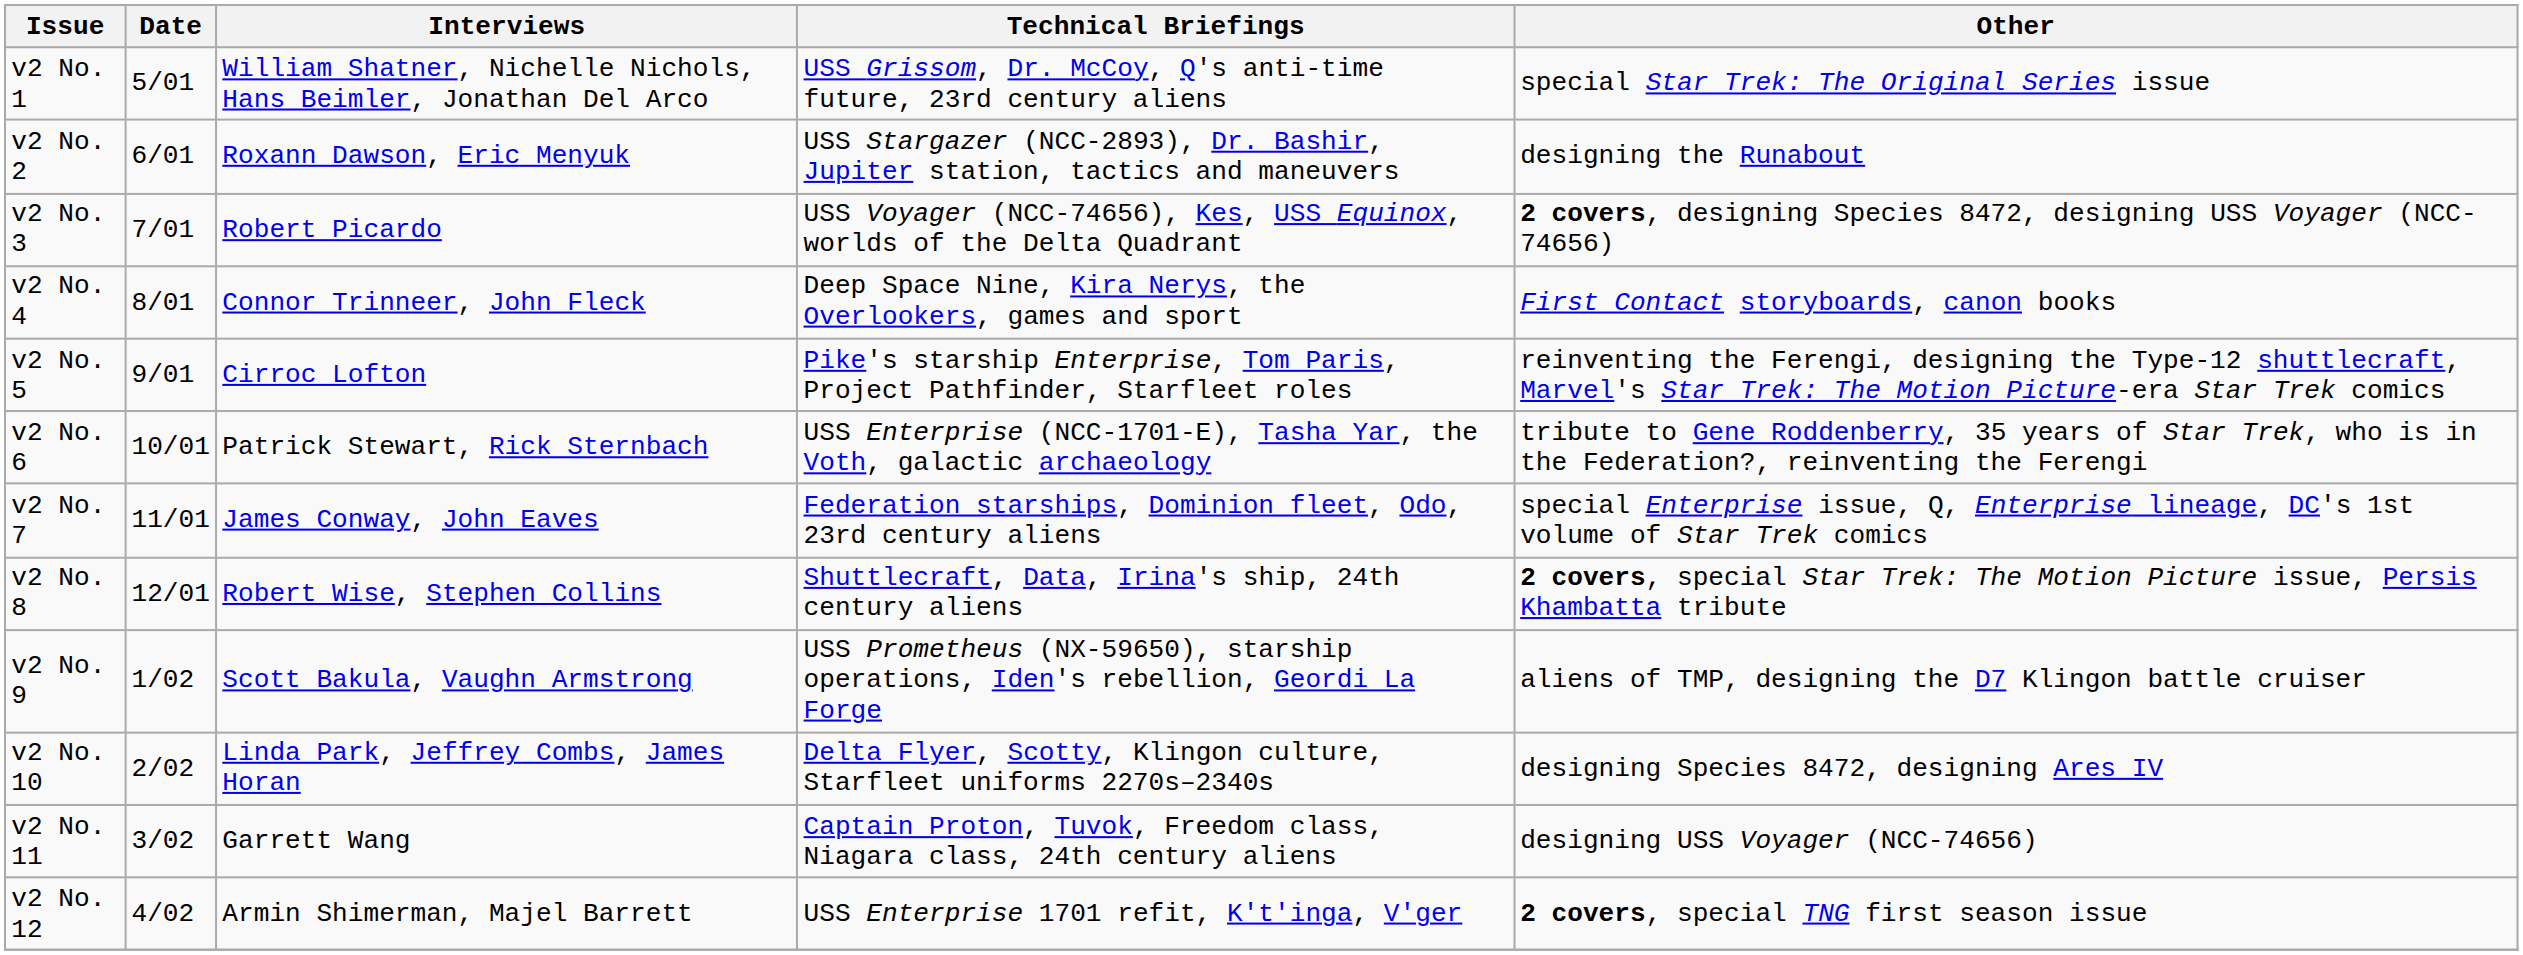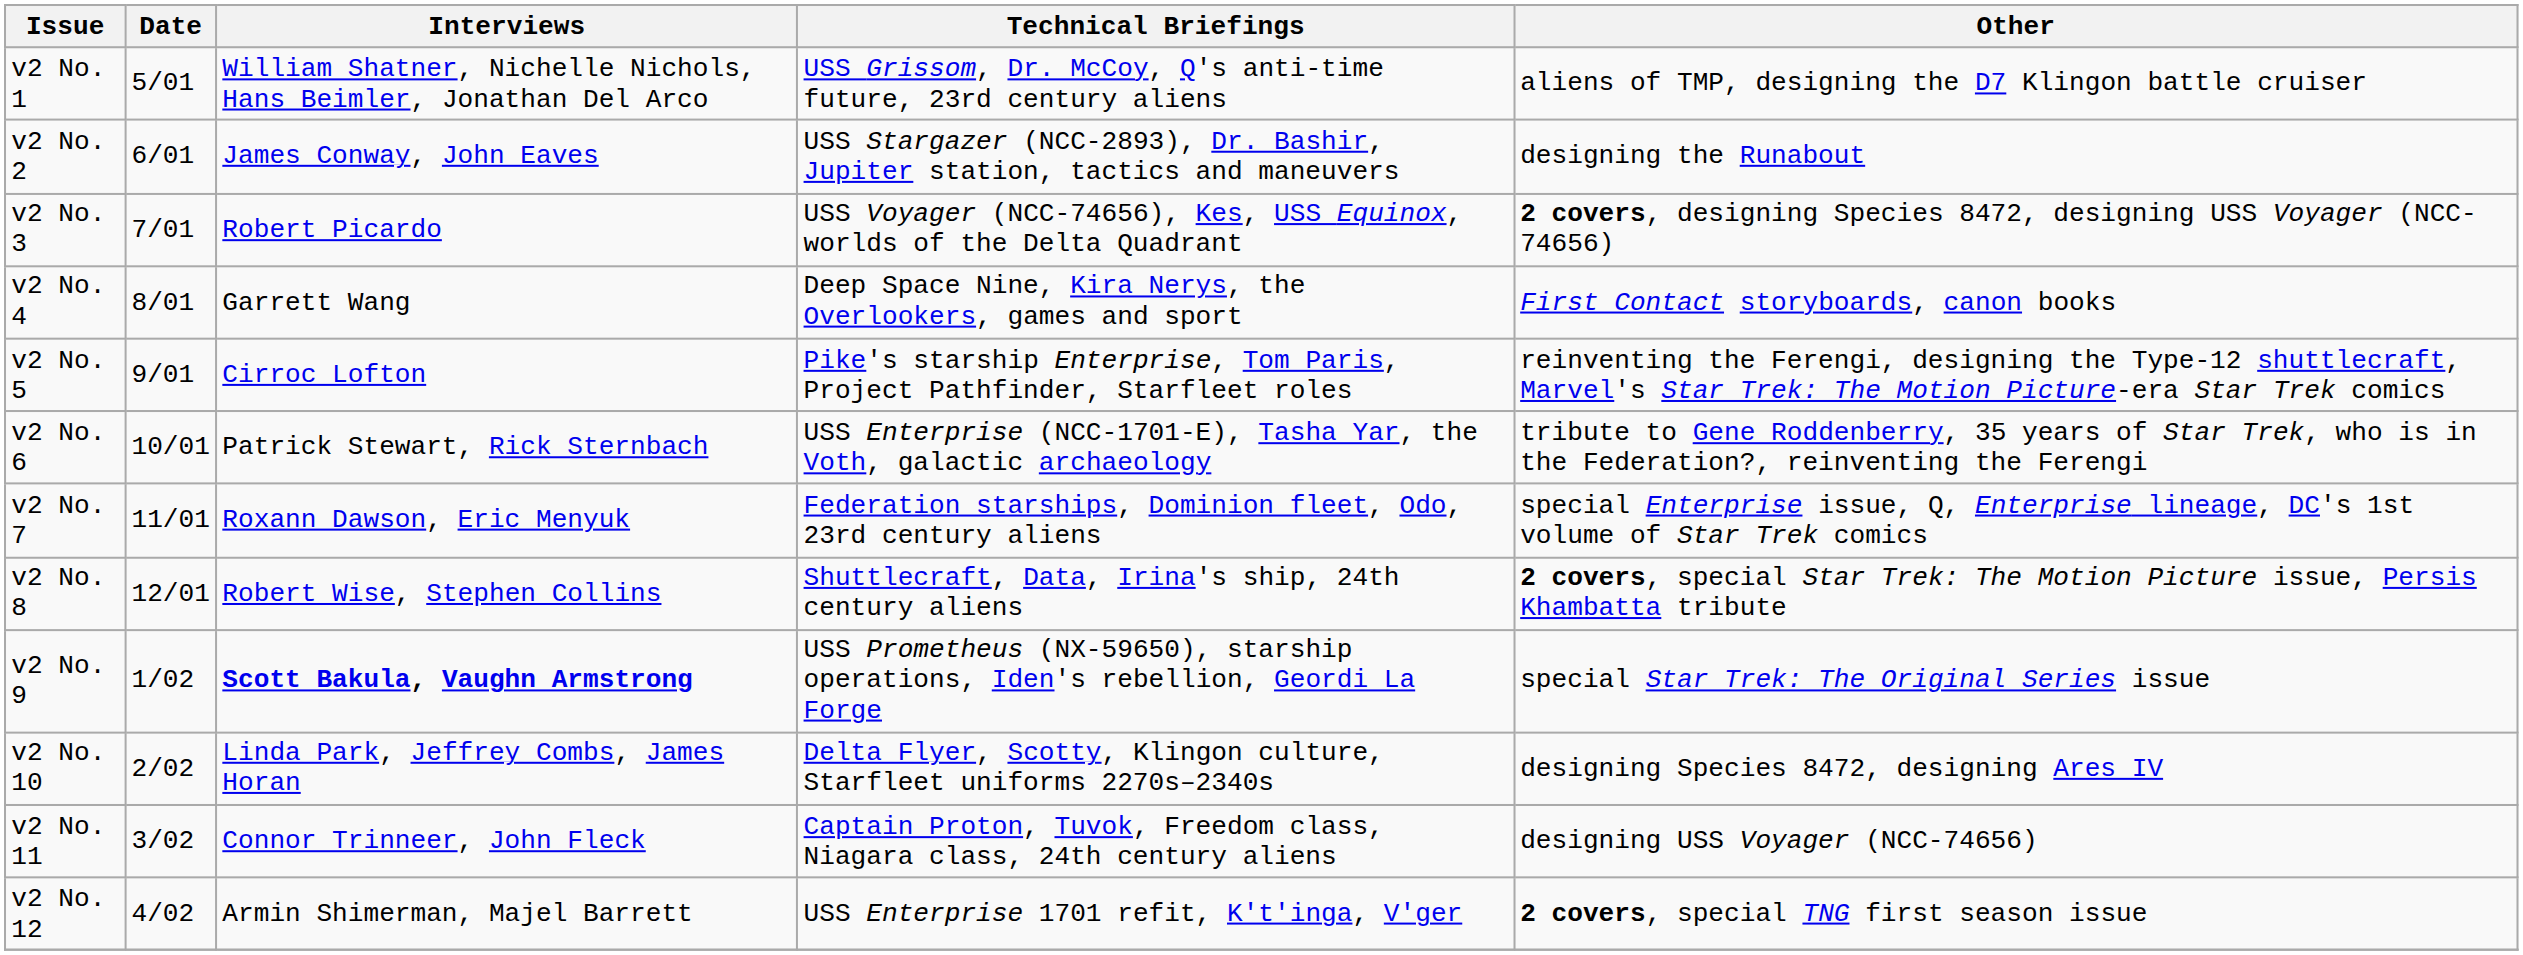(1865, 84) special Star Trek: The Original Series issue -> (1944, 84) aliens of TMP, designing the D7 Klingon battle cruiser
(426, 157) Roxann Dawson, Eric Menyuk -> (411, 157) James Conway, John Eaves
(434, 302) Connor Trinneer, John Fleck -> (316, 302) Garrett Wang
(411, 520) James Conway, John Eaves -> (426, 520) Roxann Dawson, Eric Menyuk
(458, 681) normal -> (458, 681) bold
(1944, 681) aliens of TMP, designing the D7 Klingon battle cruiser -> (1865, 681) special Star Trek: The Original Series issue
(316, 841) Garrett Wang -> (434, 841) Connor Trinneer, John Fleck
